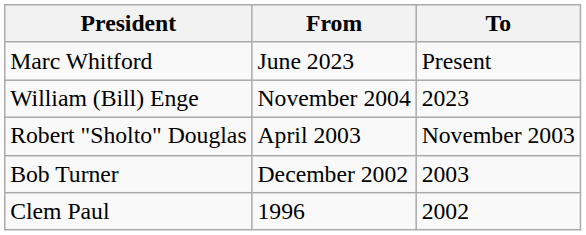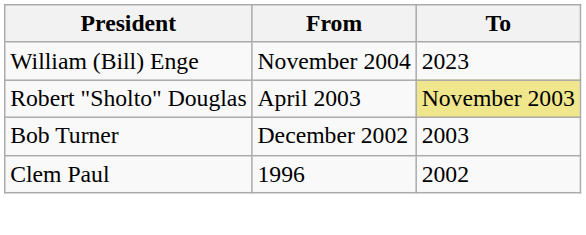- row: (81, 60)
(498, 135) no background -> (498, 98) khaki background
